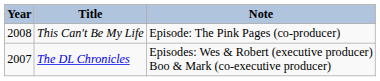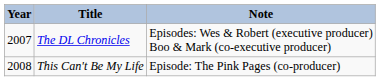rows swapped: (83, 59) <-> (90, 33)
